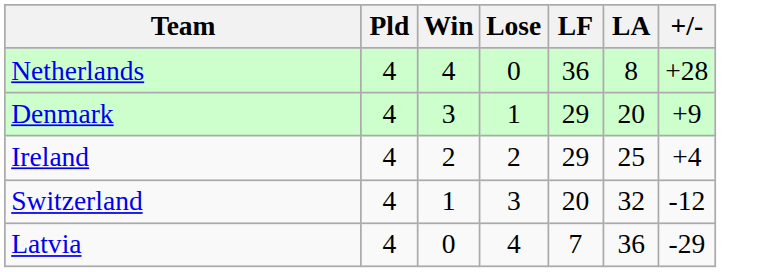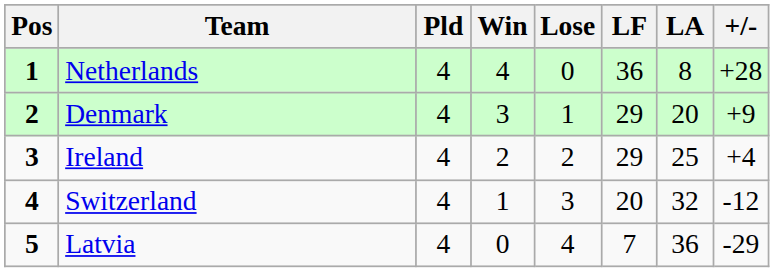+ column: (32, 26)
